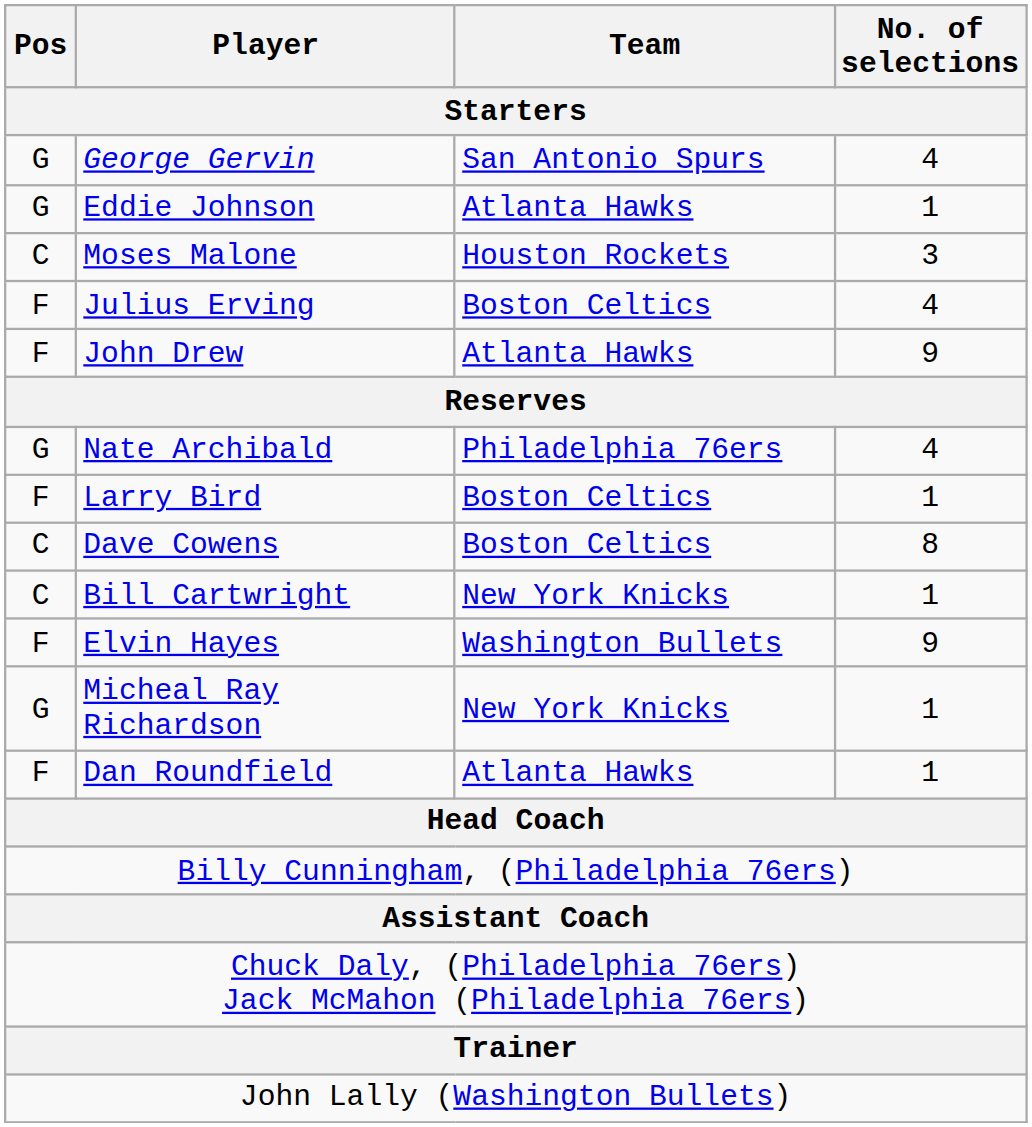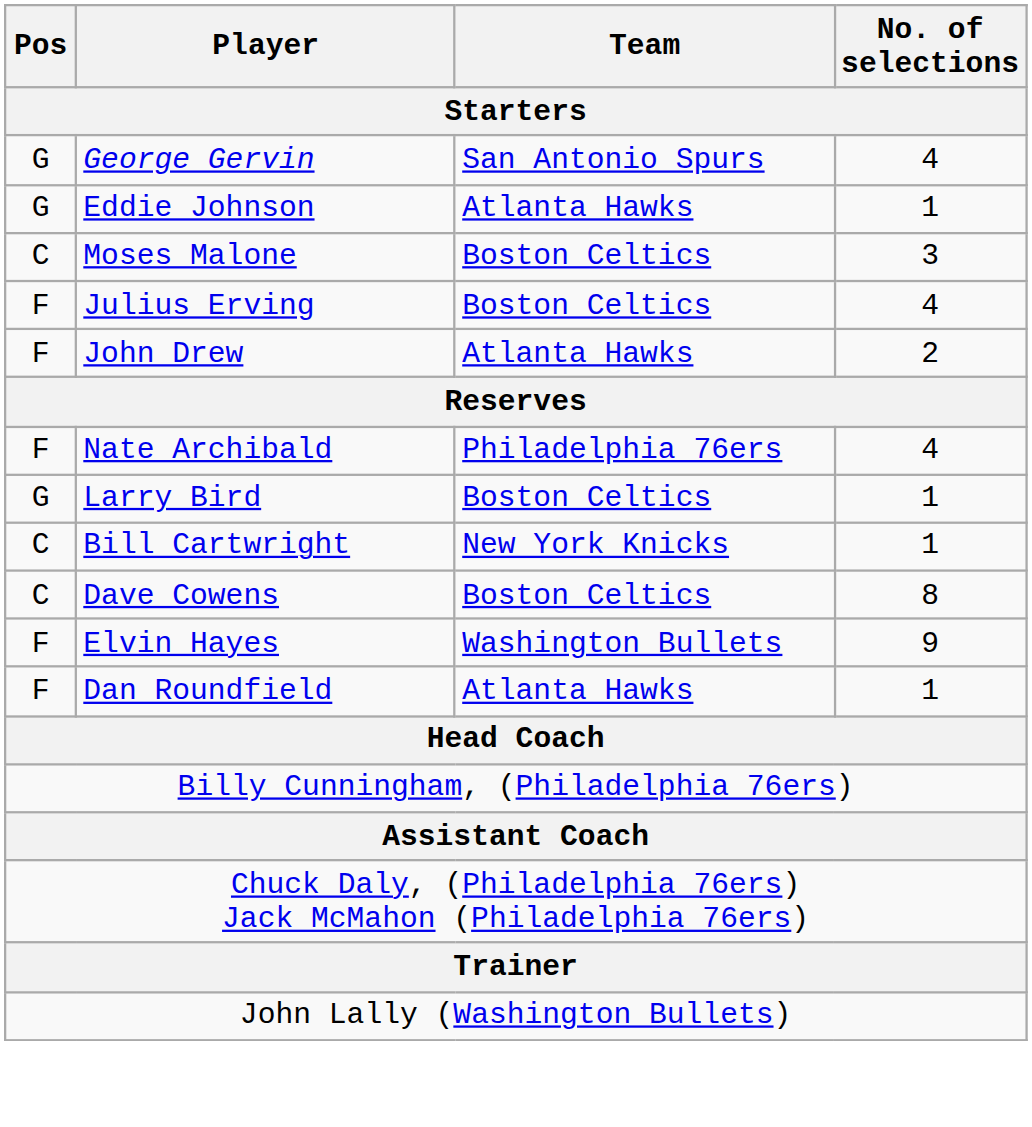(596, 257) Houston Rockets -> (587, 257) Boston Celtics
(930, 353) 9 -> (930, 353) 2
(41, 450) G -> (41, 450) F
(41, 498) F -> (41, 498) G
rows swapped: (217, 595) <-> (181, 547)
- row: (181, 709)
